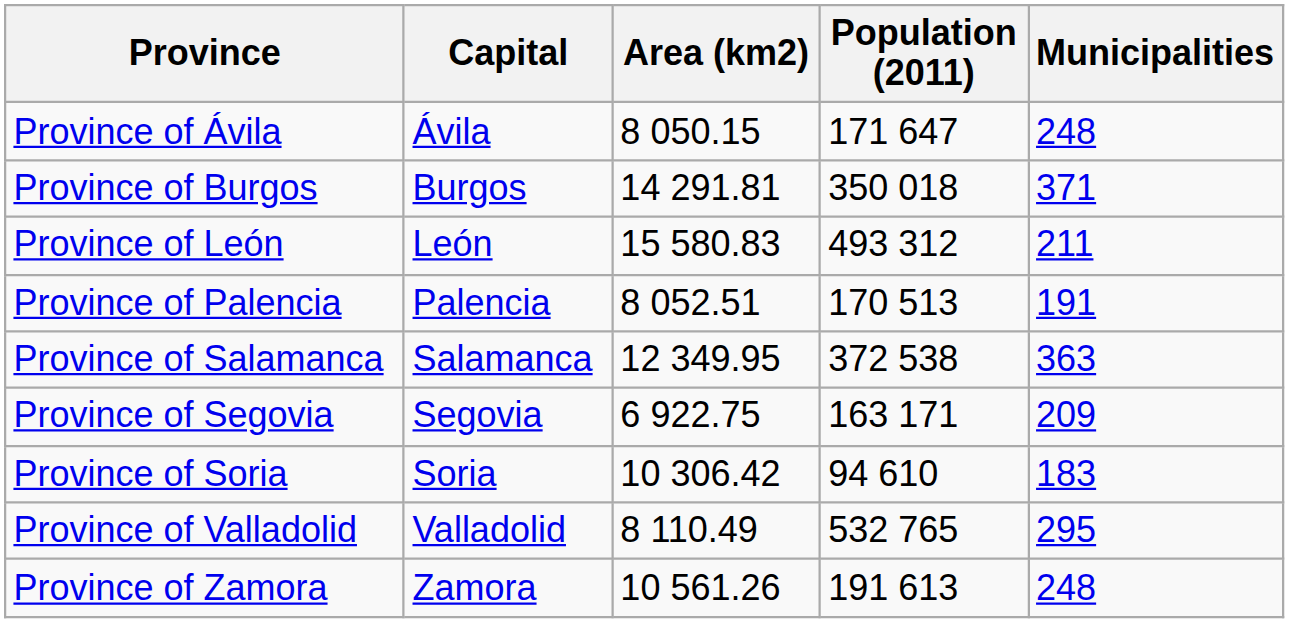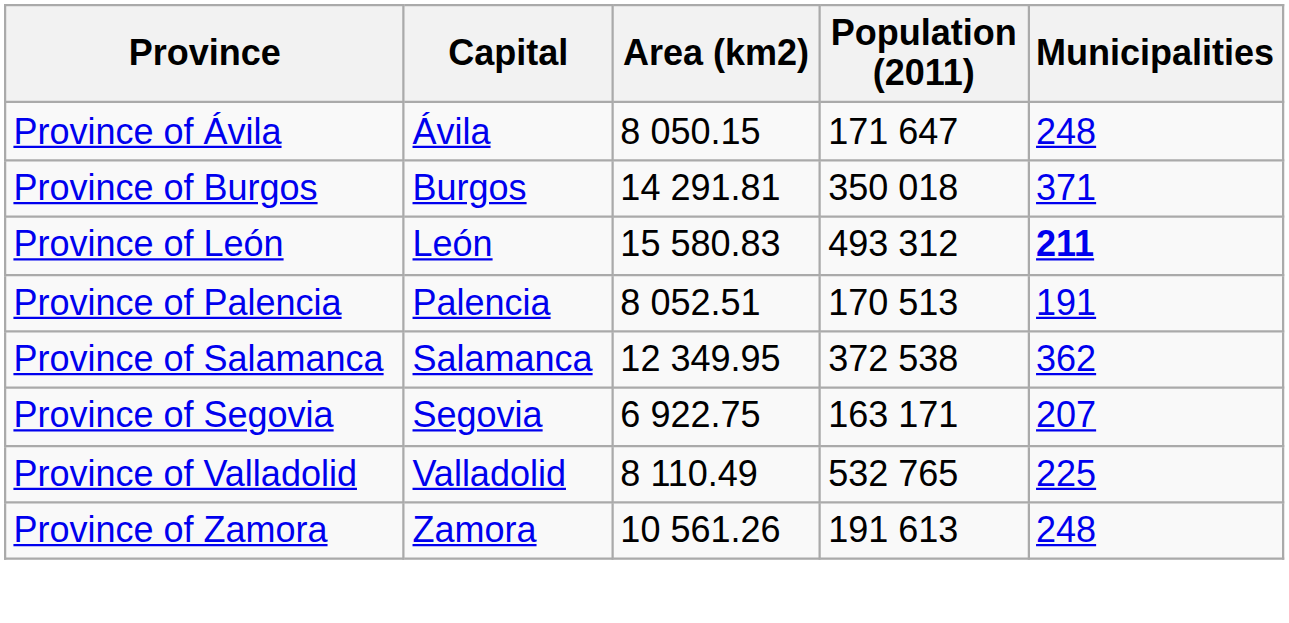(1065, 244) normal -> (1065, 244) bold
(1066, 359) 363 -> (1066, 359) 362
(1066, 416) 209 -> (1066, 416) 207
- row: (150, 473)
(1066, 530) 295 -> (1066, 473) 225
